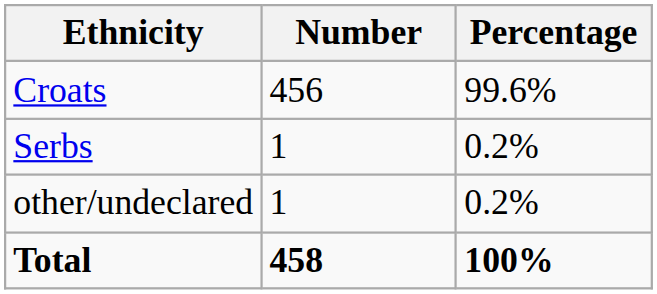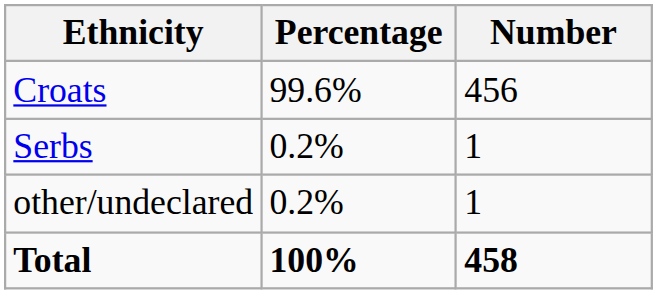columns swapped: (359, 32) <-> (554, 32)
